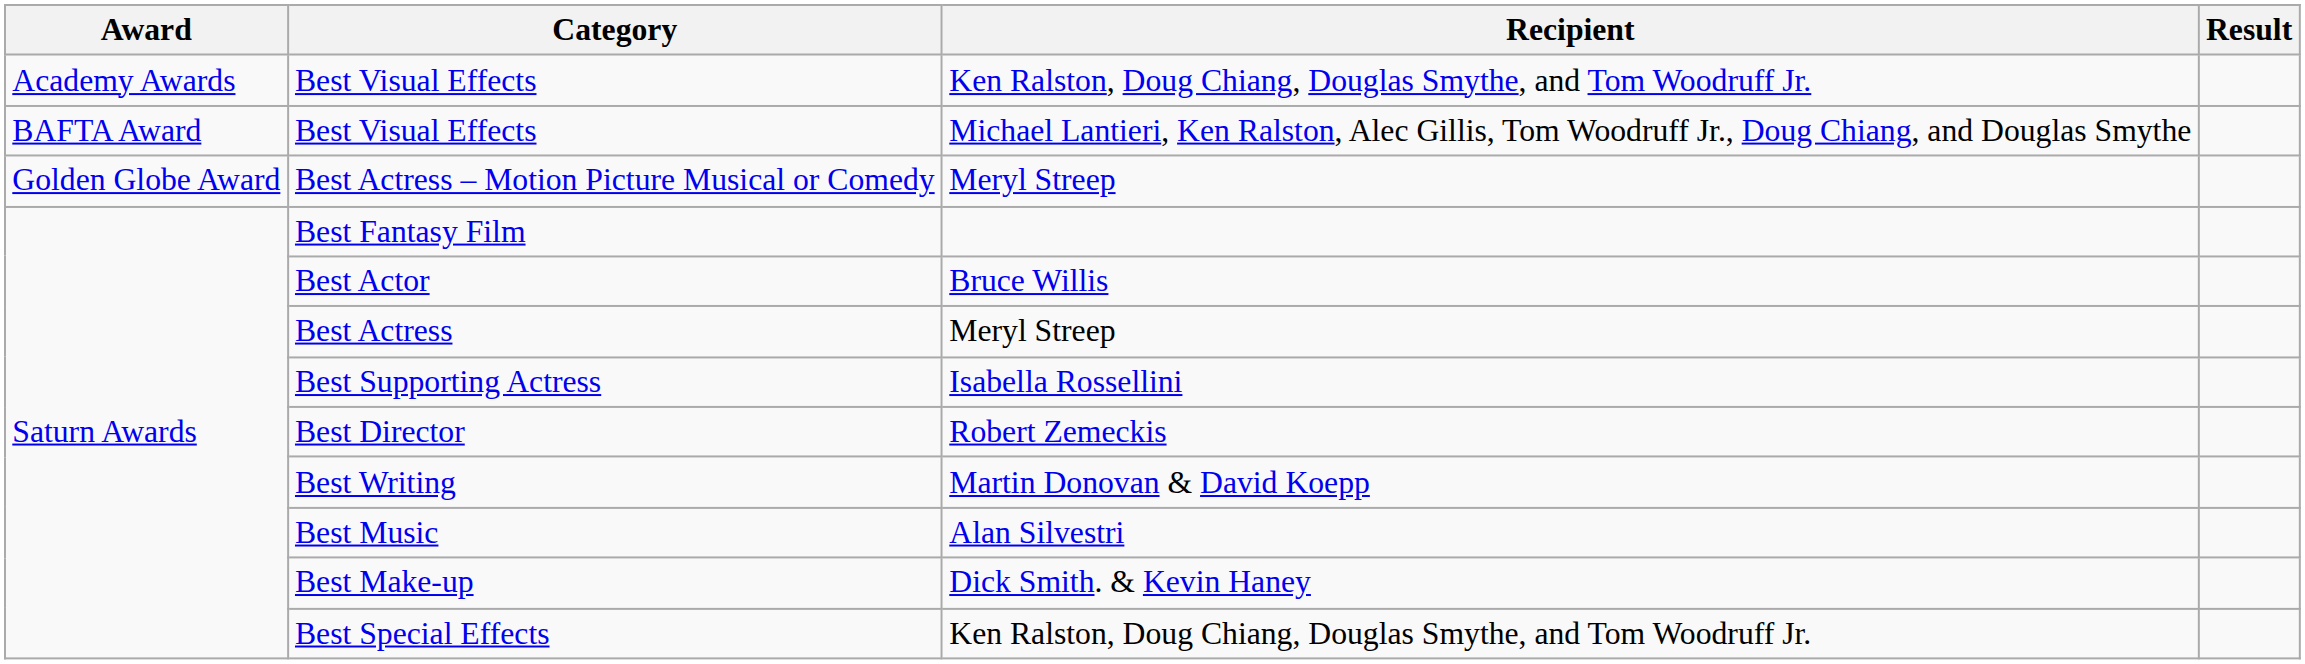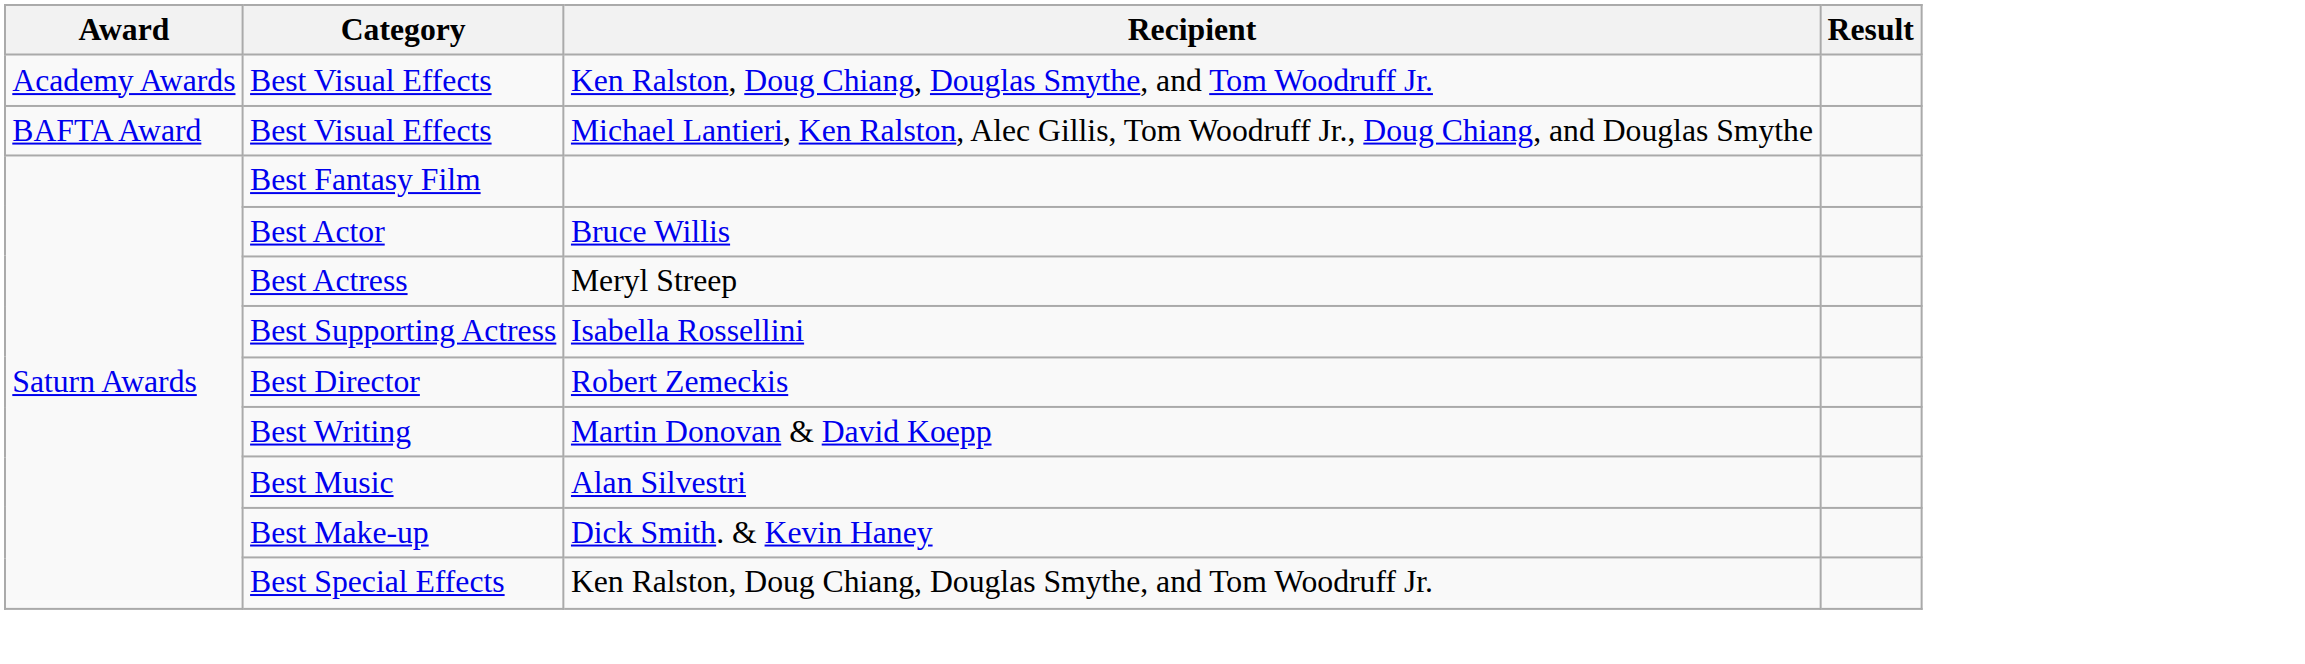- row: (615, 180)
